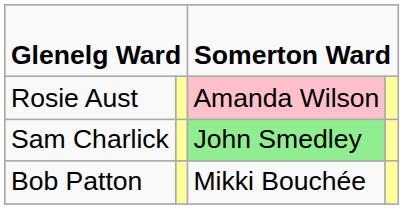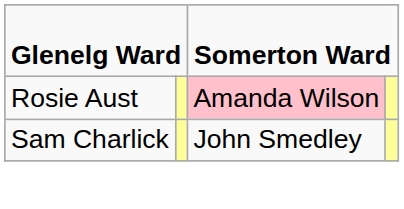(278, 139) lightgreen background -> (278, 139) no background
- row: (77, 181)
